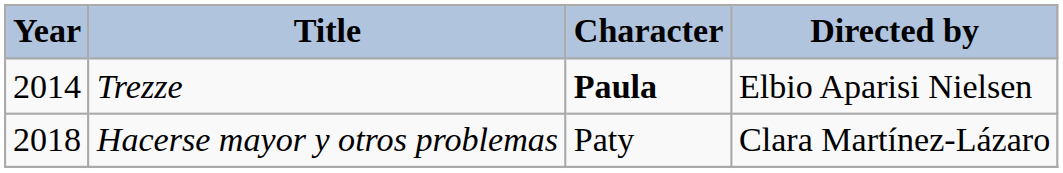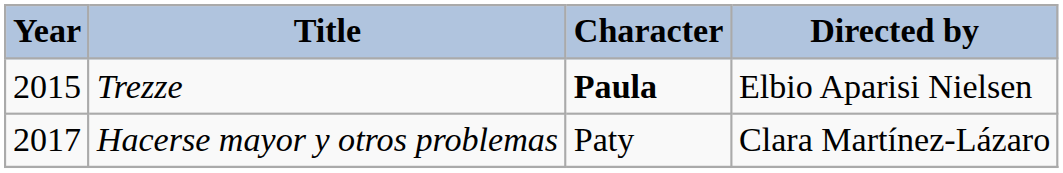(47, 85) 2014 -> (47, 85) 2015
(47, 139) 2018 -> (47, 139) 2017
